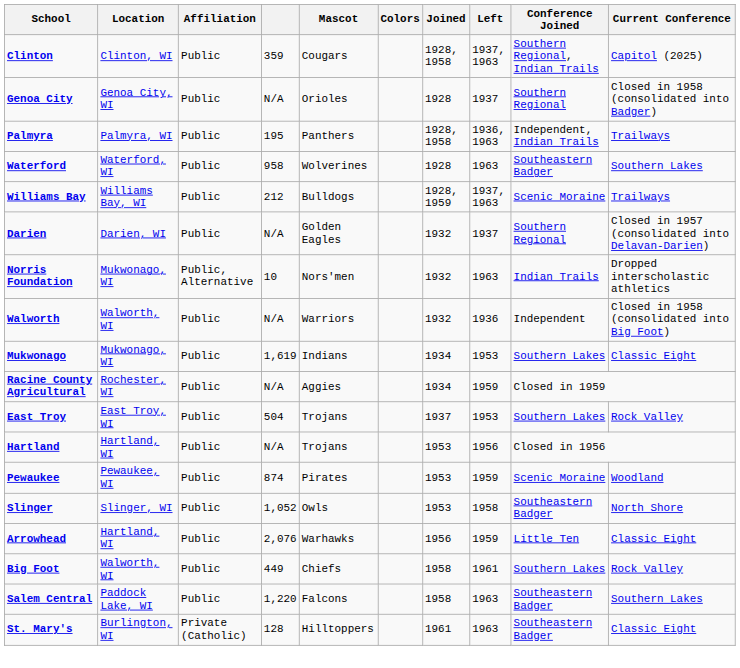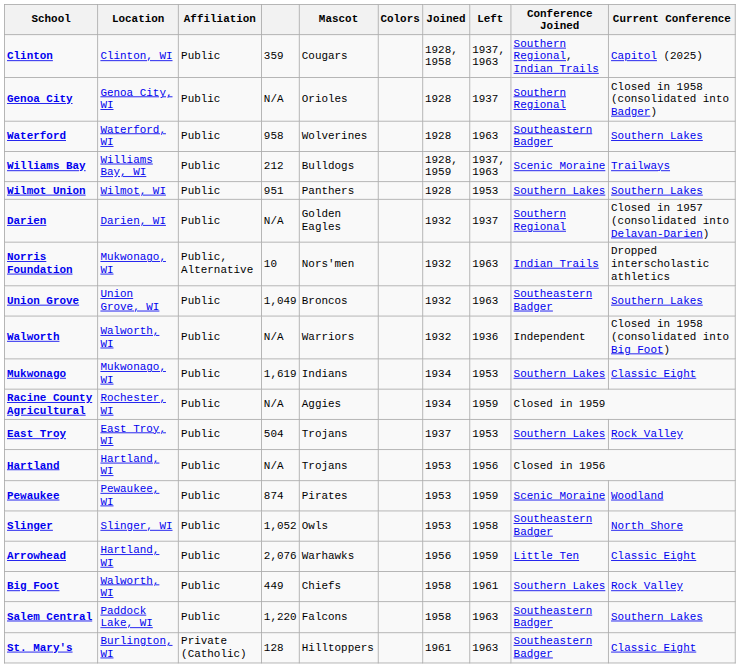- row: (30, 136)
+ row: (46, 191)
+ row: (43, 301)
